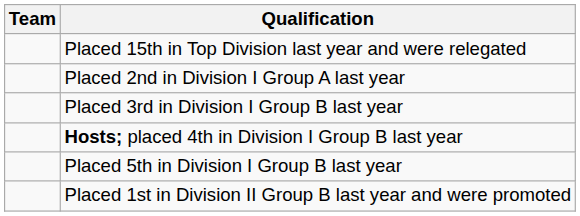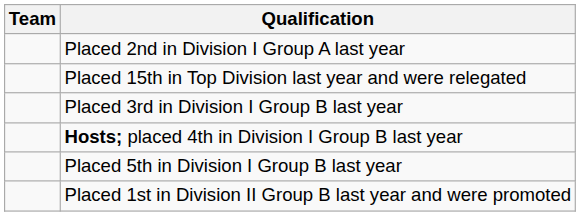rows swapped: (295, 48) <-> (235, 78)
